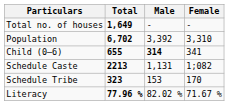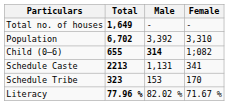(194, 53) 341 -> (199, 53) 1;082
(199, 66) 1;082 -> (194, 66) 341
